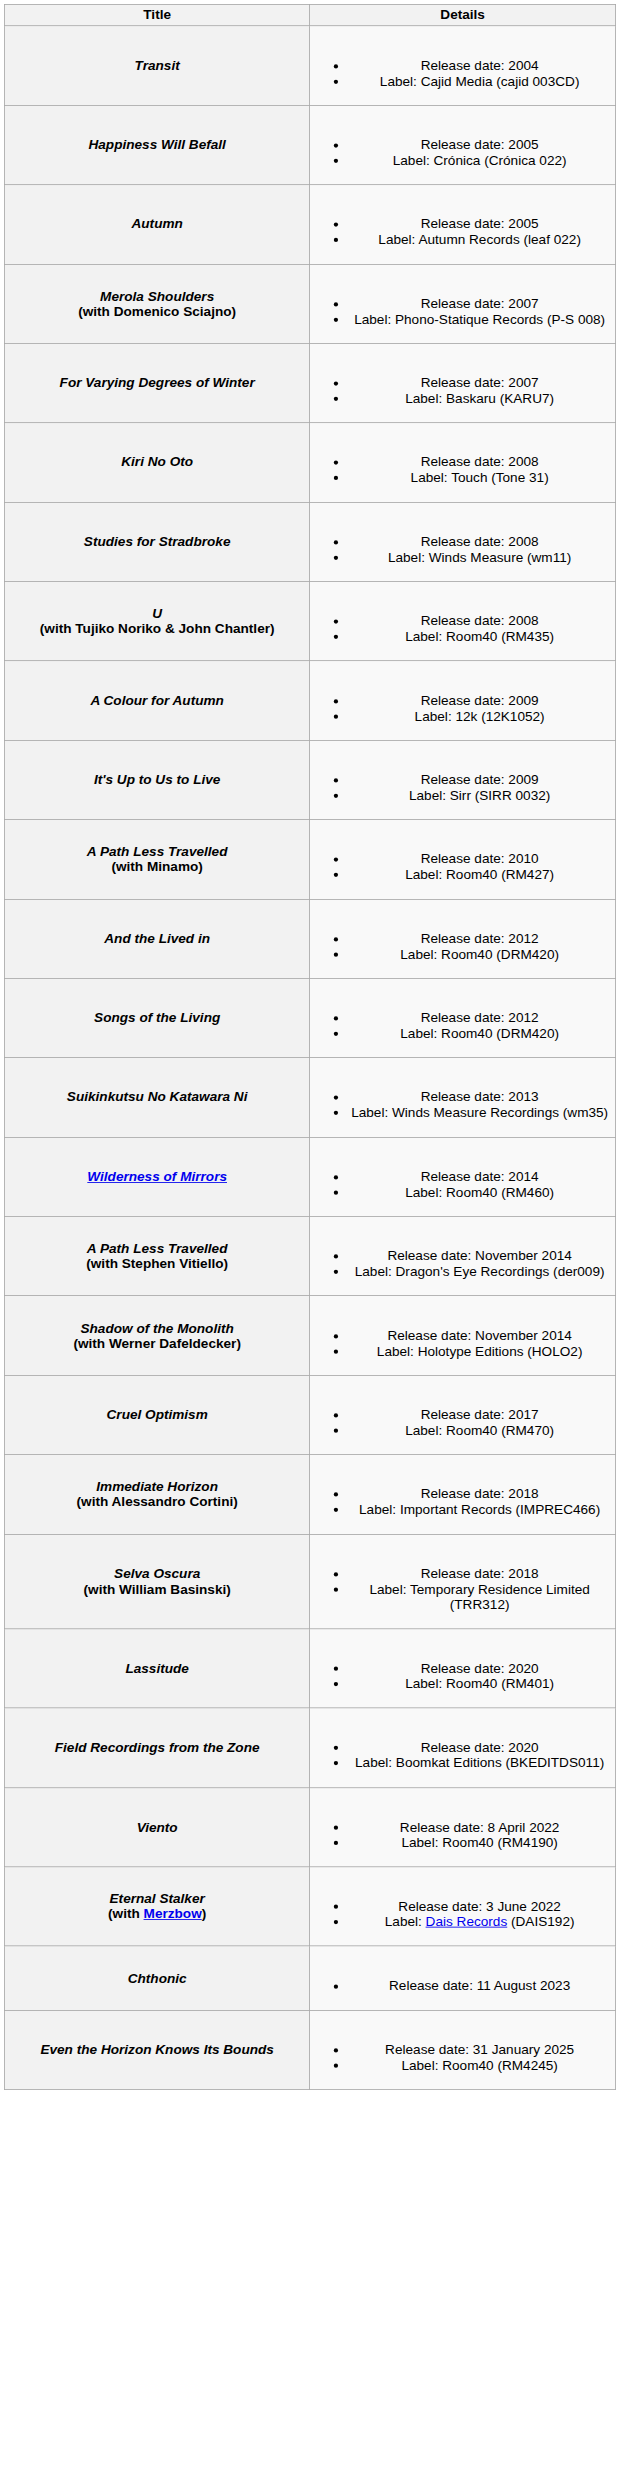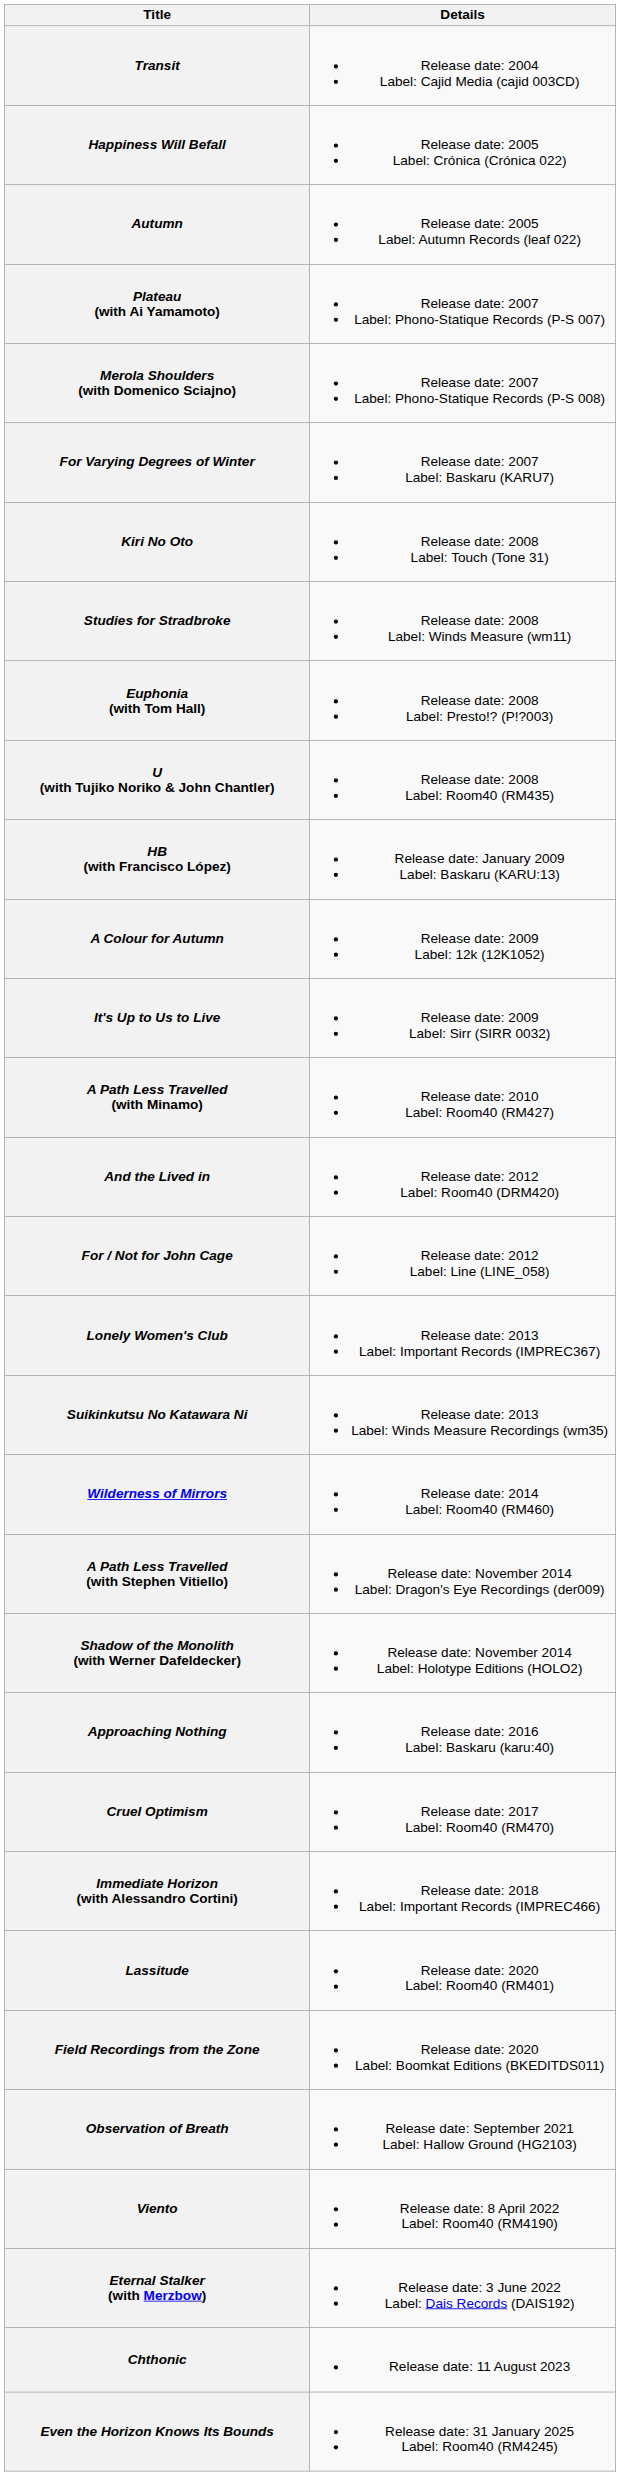+ row: (157, 303)
+ row: (157, 700)
+ row: (157, 859)
- row: (157, 1018)
+ row: (157, 1256)
+ row: (157, 1335)
+ row: (157, 1732)
- row: (157, 1581)
+ row: (157, 2129)
